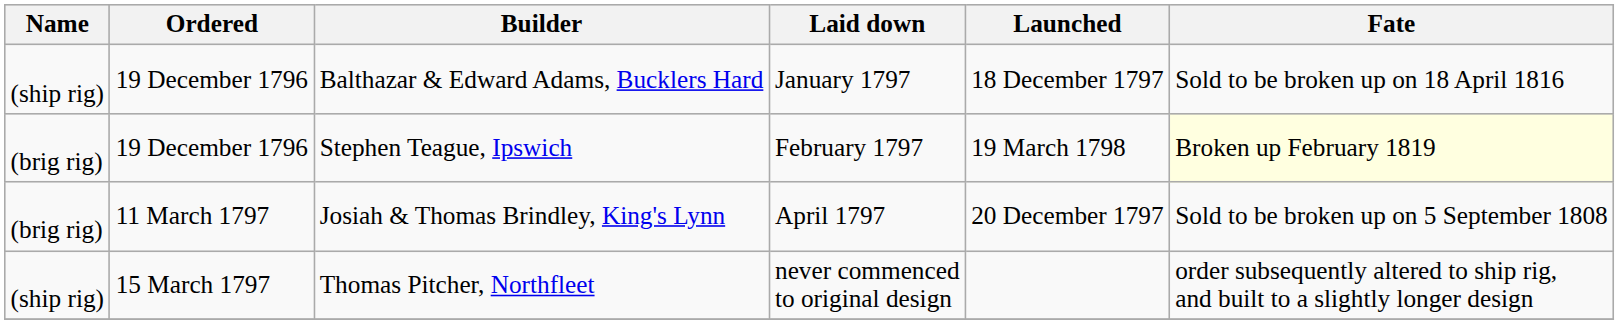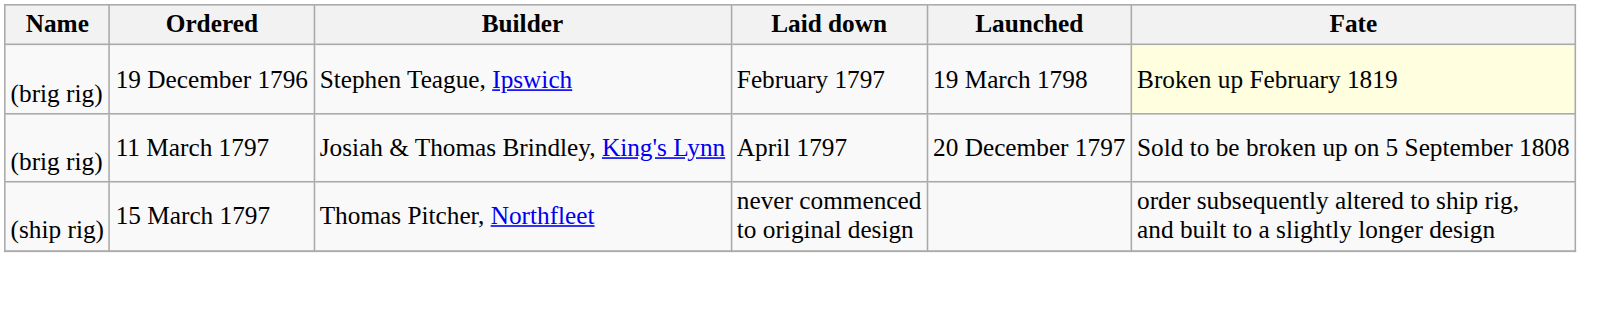- row: (541, 78)
